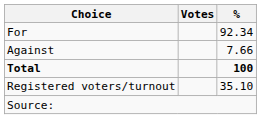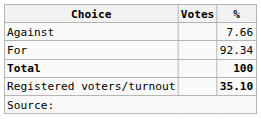rows swapped: (17, 32) <-> (31, 50)
(237, 86) normal -> (237, 86) bold
